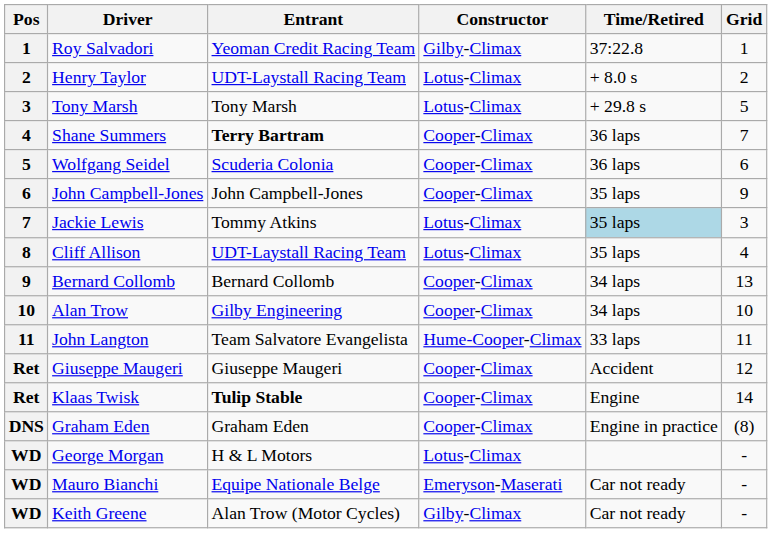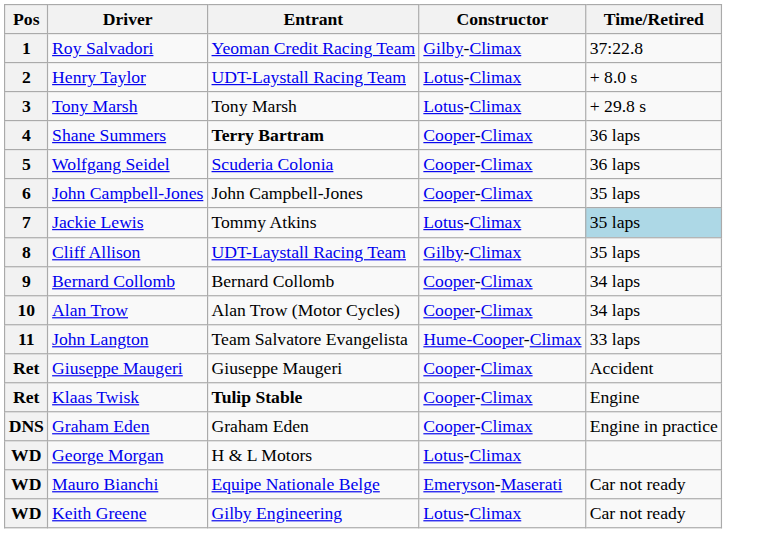- column: (744, 19)
(472, 251) Lotus-Climax -> (472, 251) Gilby-Climax
(277, 309) Gilby Engineering -> (306, 309) Alan Trow (Motor Cycles)
(306, 513) Alan Trow (Motor Cycles) -> (277, 513) Gilby Engineering
(472, 513) Gilby-Climax -> (472, 513) Lotus-Climax
